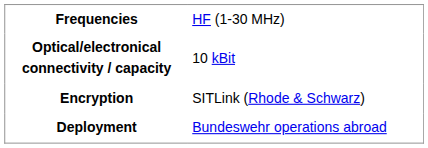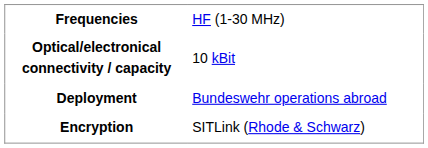rows swapped: (97, 98) <-> (97, 128)
